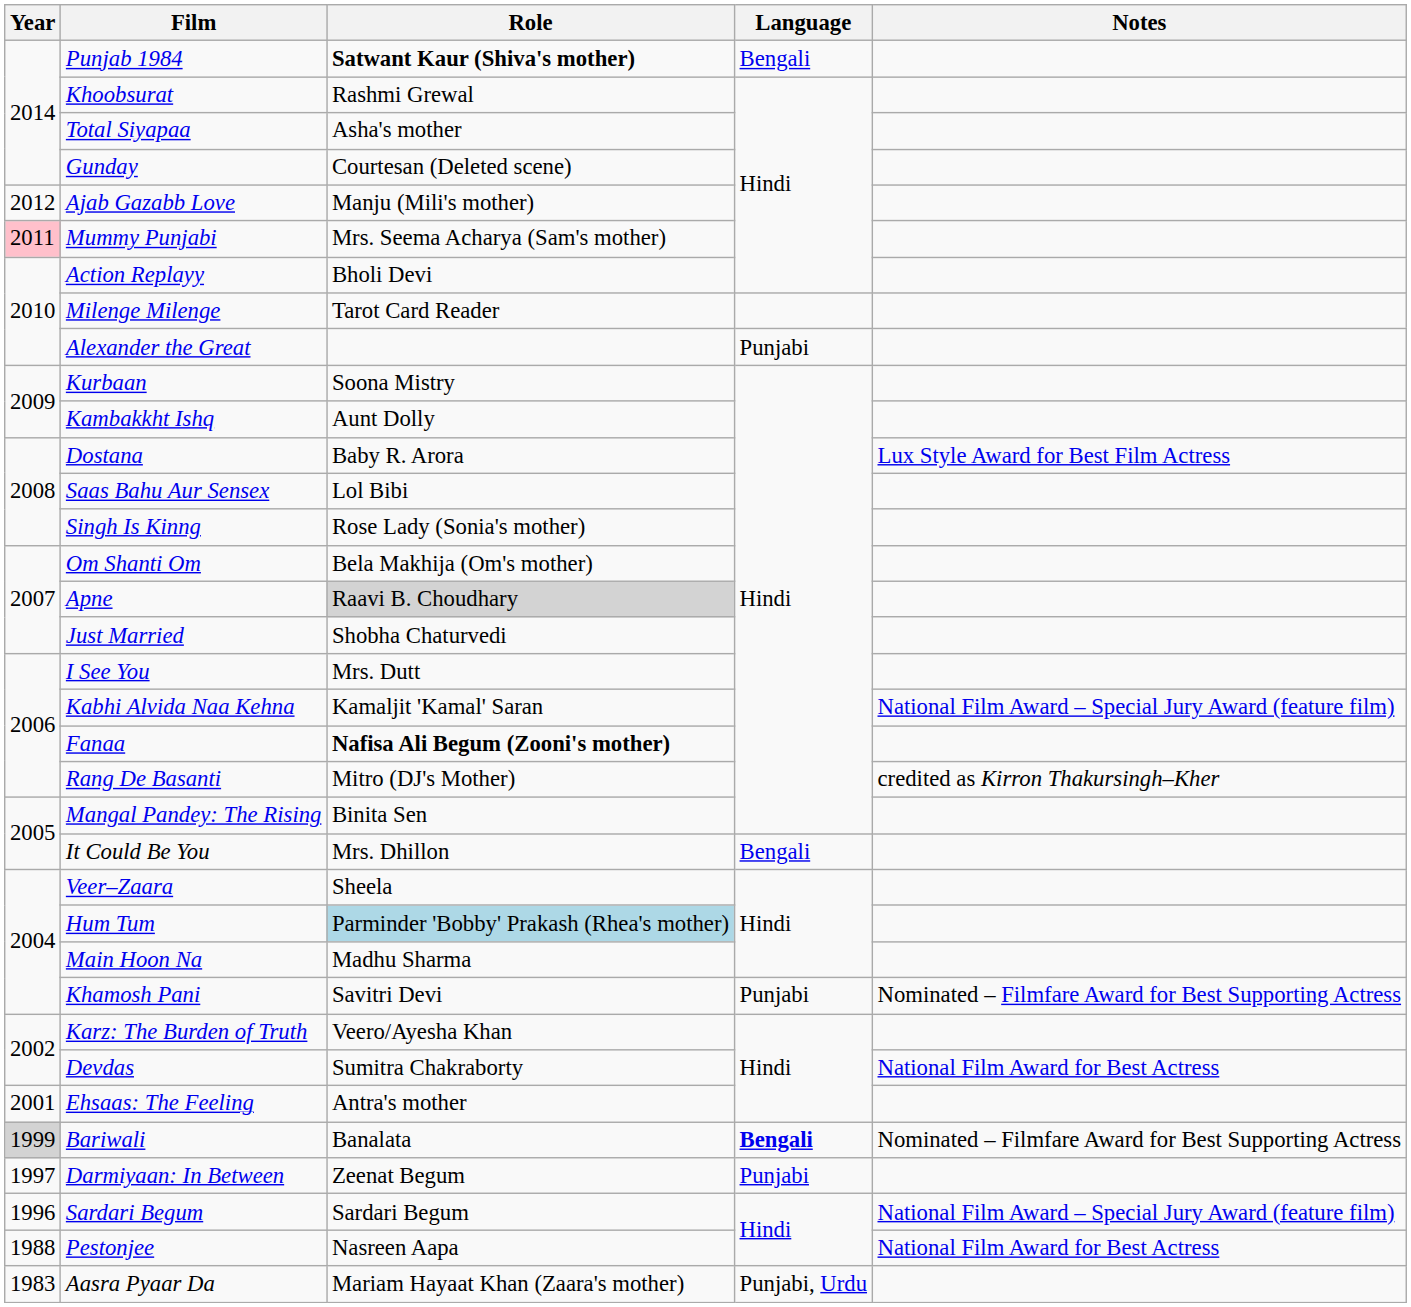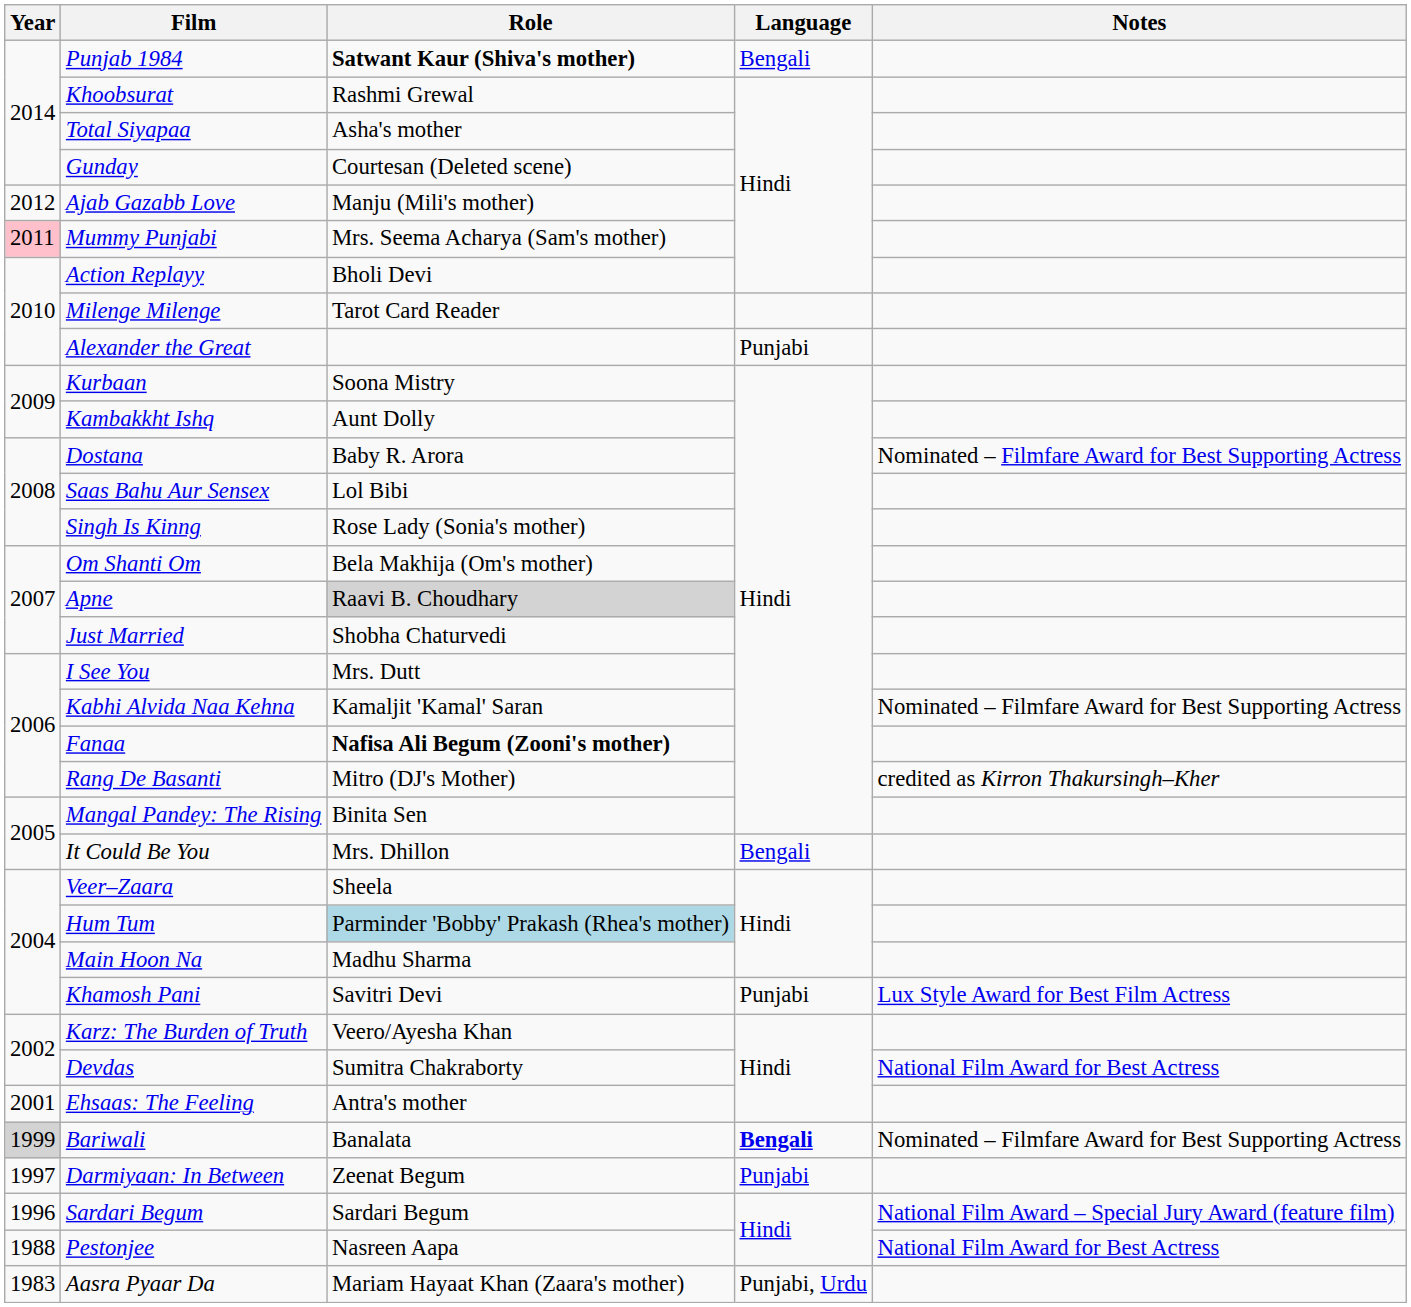(1054, 454) Lux Style Award for Best Film Actress -> (1139, 454) Nominated – Filmfare Award for Best Supporting Actress
(1136, 707) National Film Award – Special Jury Award (feature film) -> (1139, 707) Nominated – Filmfare Award for Best Supporting Actress
(1139, 995) Nominated – Filmfare Award for Best Supporting Actress -> (1054, 995) Lux Style Award for Best Film Actress
